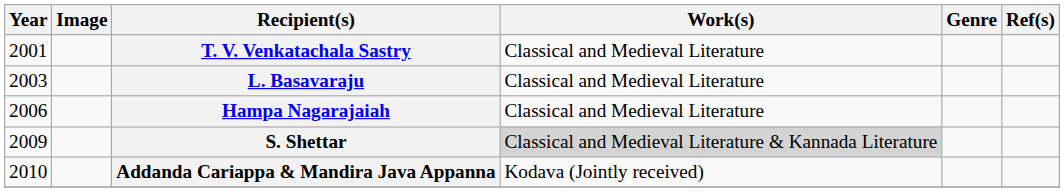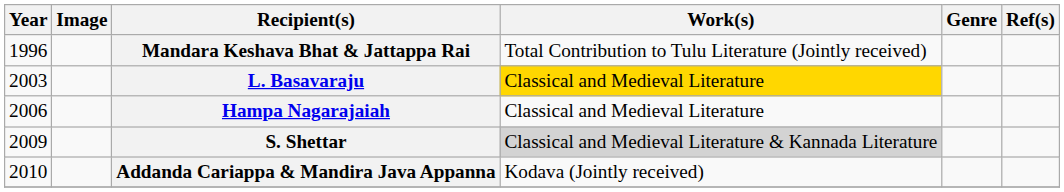+ row: (306, 50)
- row: (306, 50)
(634, 80) no background -> (634, 80) gold background
